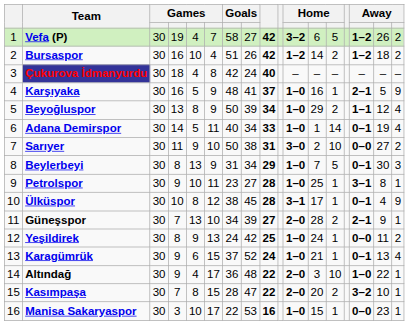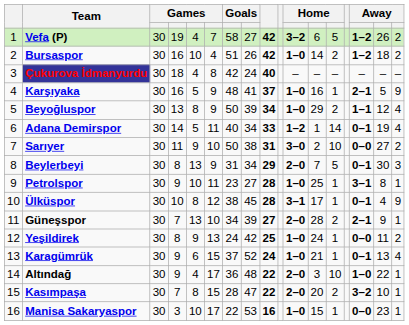(296, 55) 1–2 -> (296, 55) 1–0
(296, 128) 1–0 -> (296, 128) 1–2
(296, 165) 1–0 -> (296, 165) 2–0
